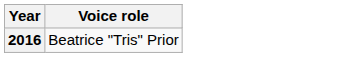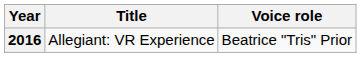+ column: (132, 16)
